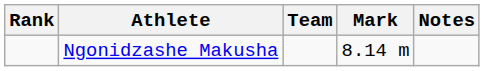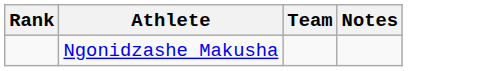- column: (376, 20)
